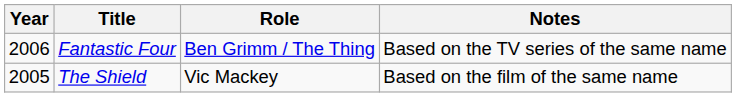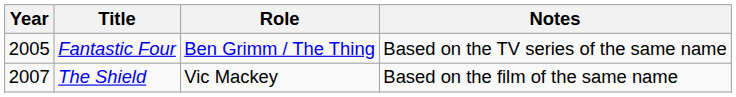(29, 48) 2006 -> (29, 48) 2005
(29, 77) 2005 -> (29, 77) 2007
